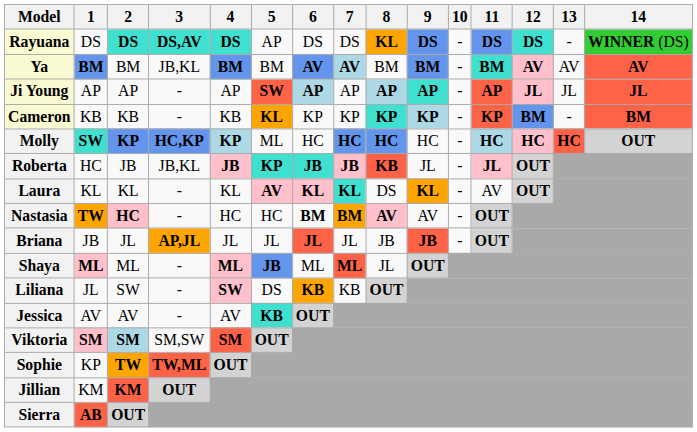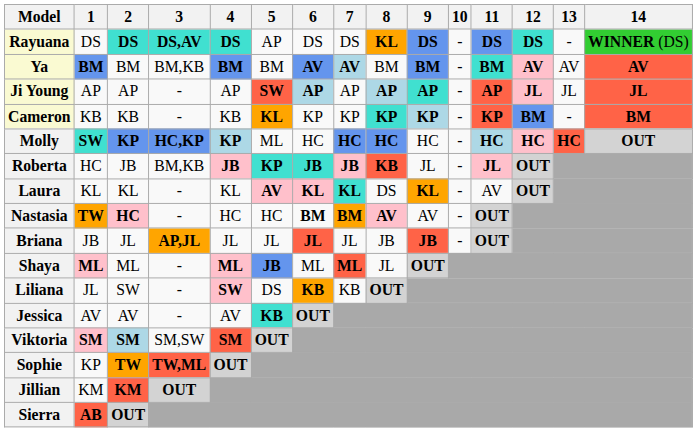(179, 66) JB,KL -> (179, 66) BM,KB
(179, 166) JB,KL -> (179, 166) BM,KB
